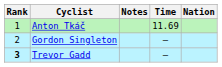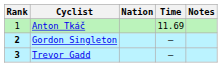columns swapped: (199, 12) <-> (135, 12)
(17, 40) normal -> (17, 40) bold
